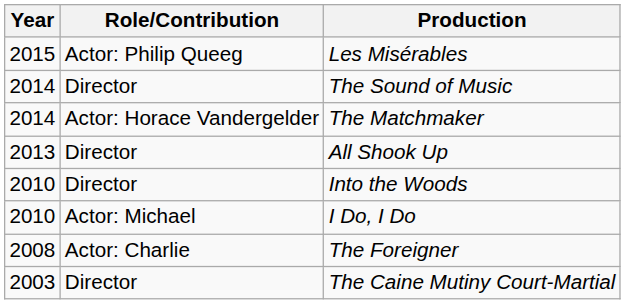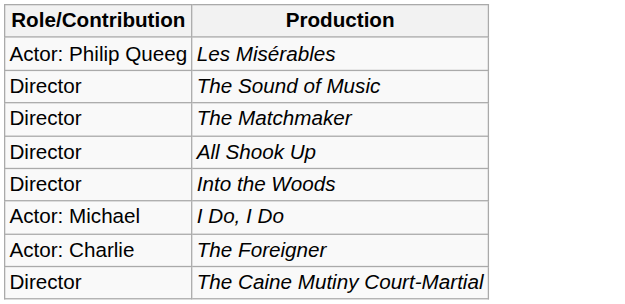- column: (32, 20)
(192, 119) Actor: Horace Vandergelder -> (46, 119) Director
